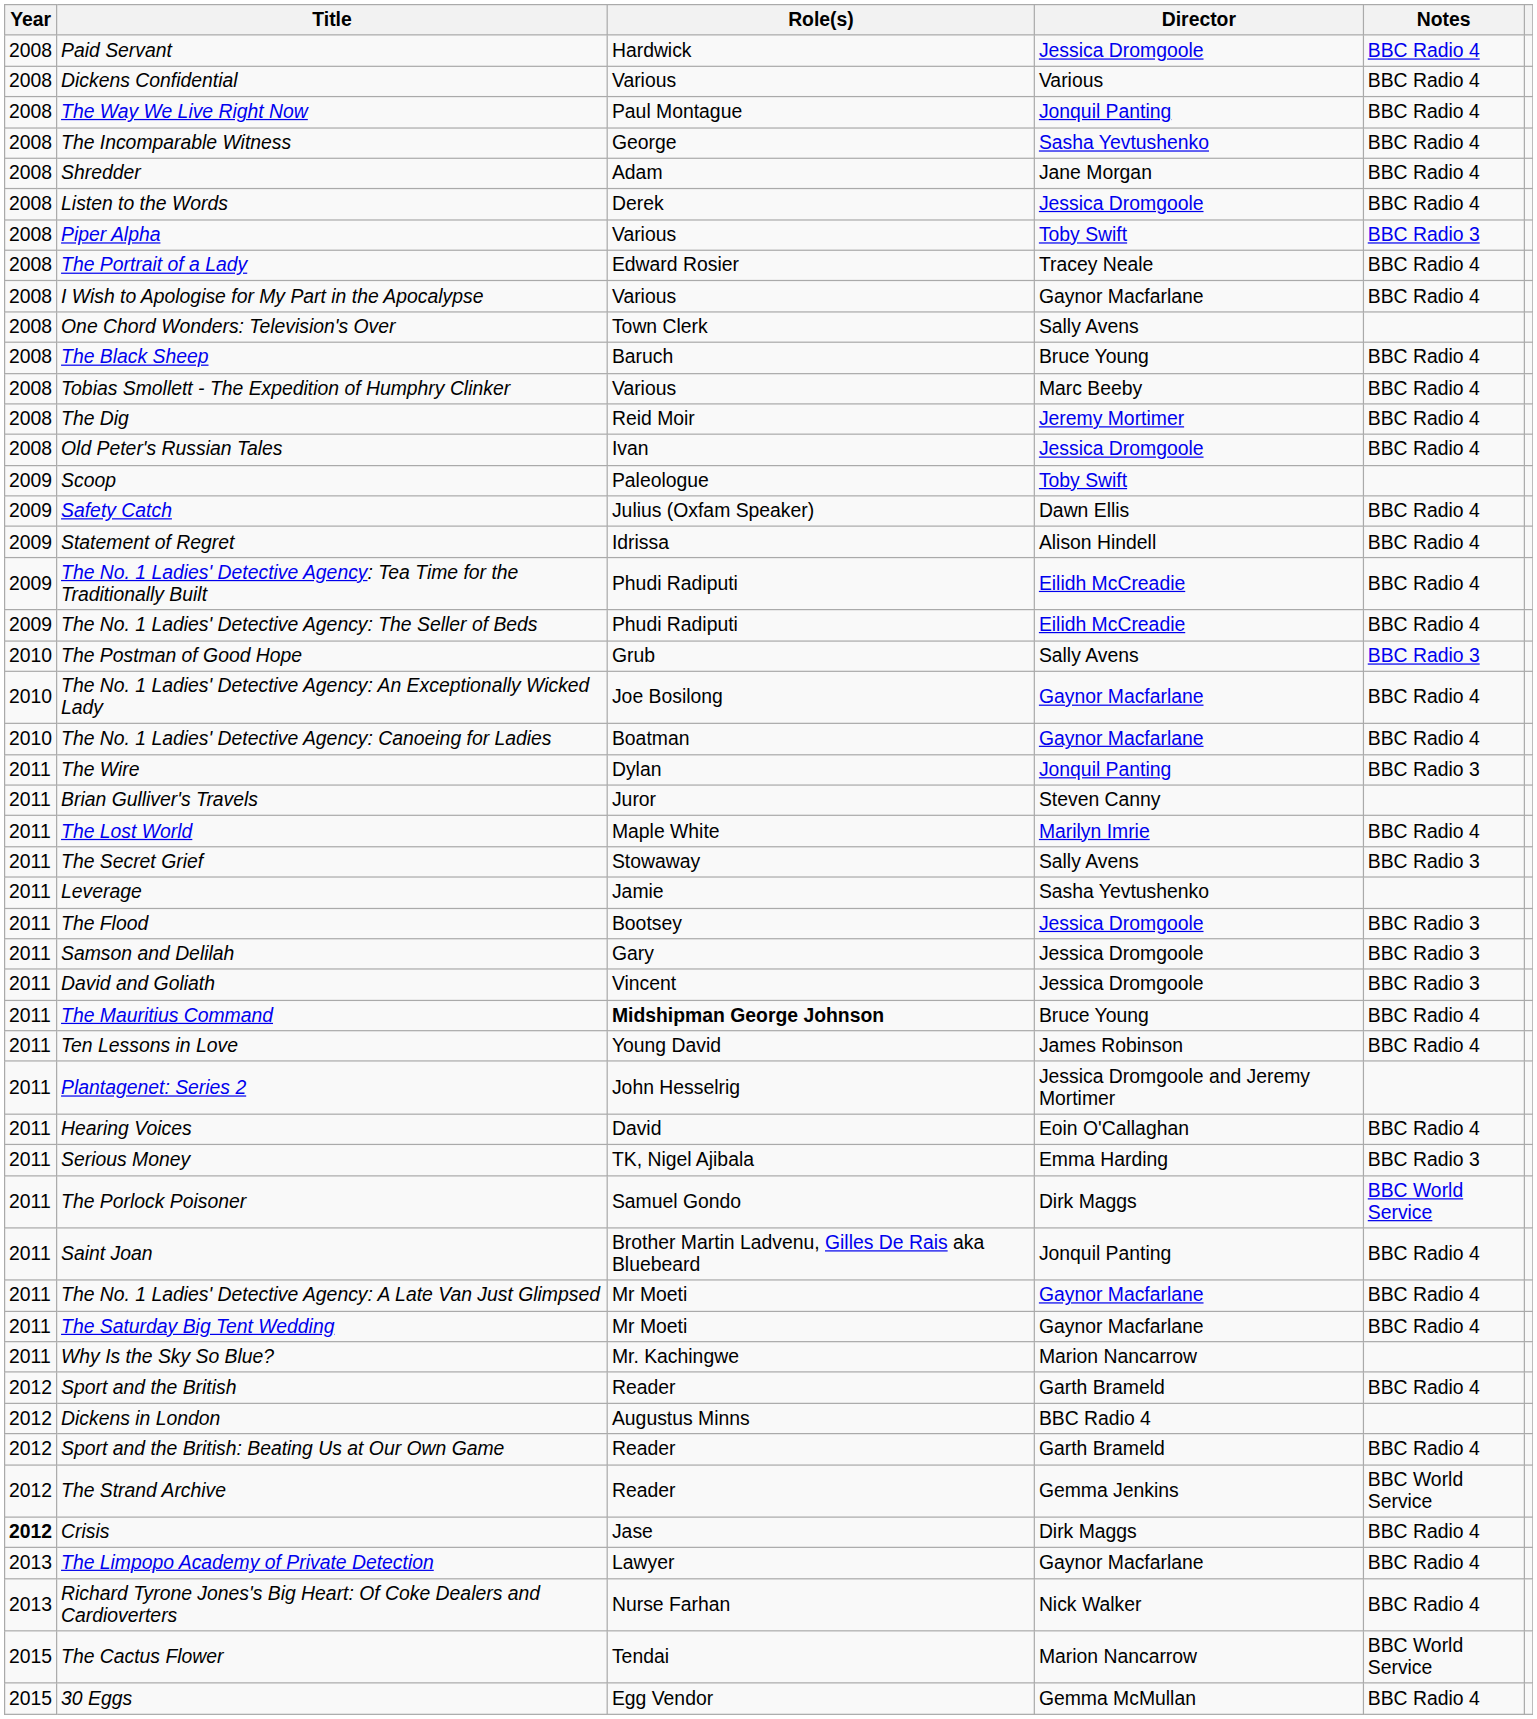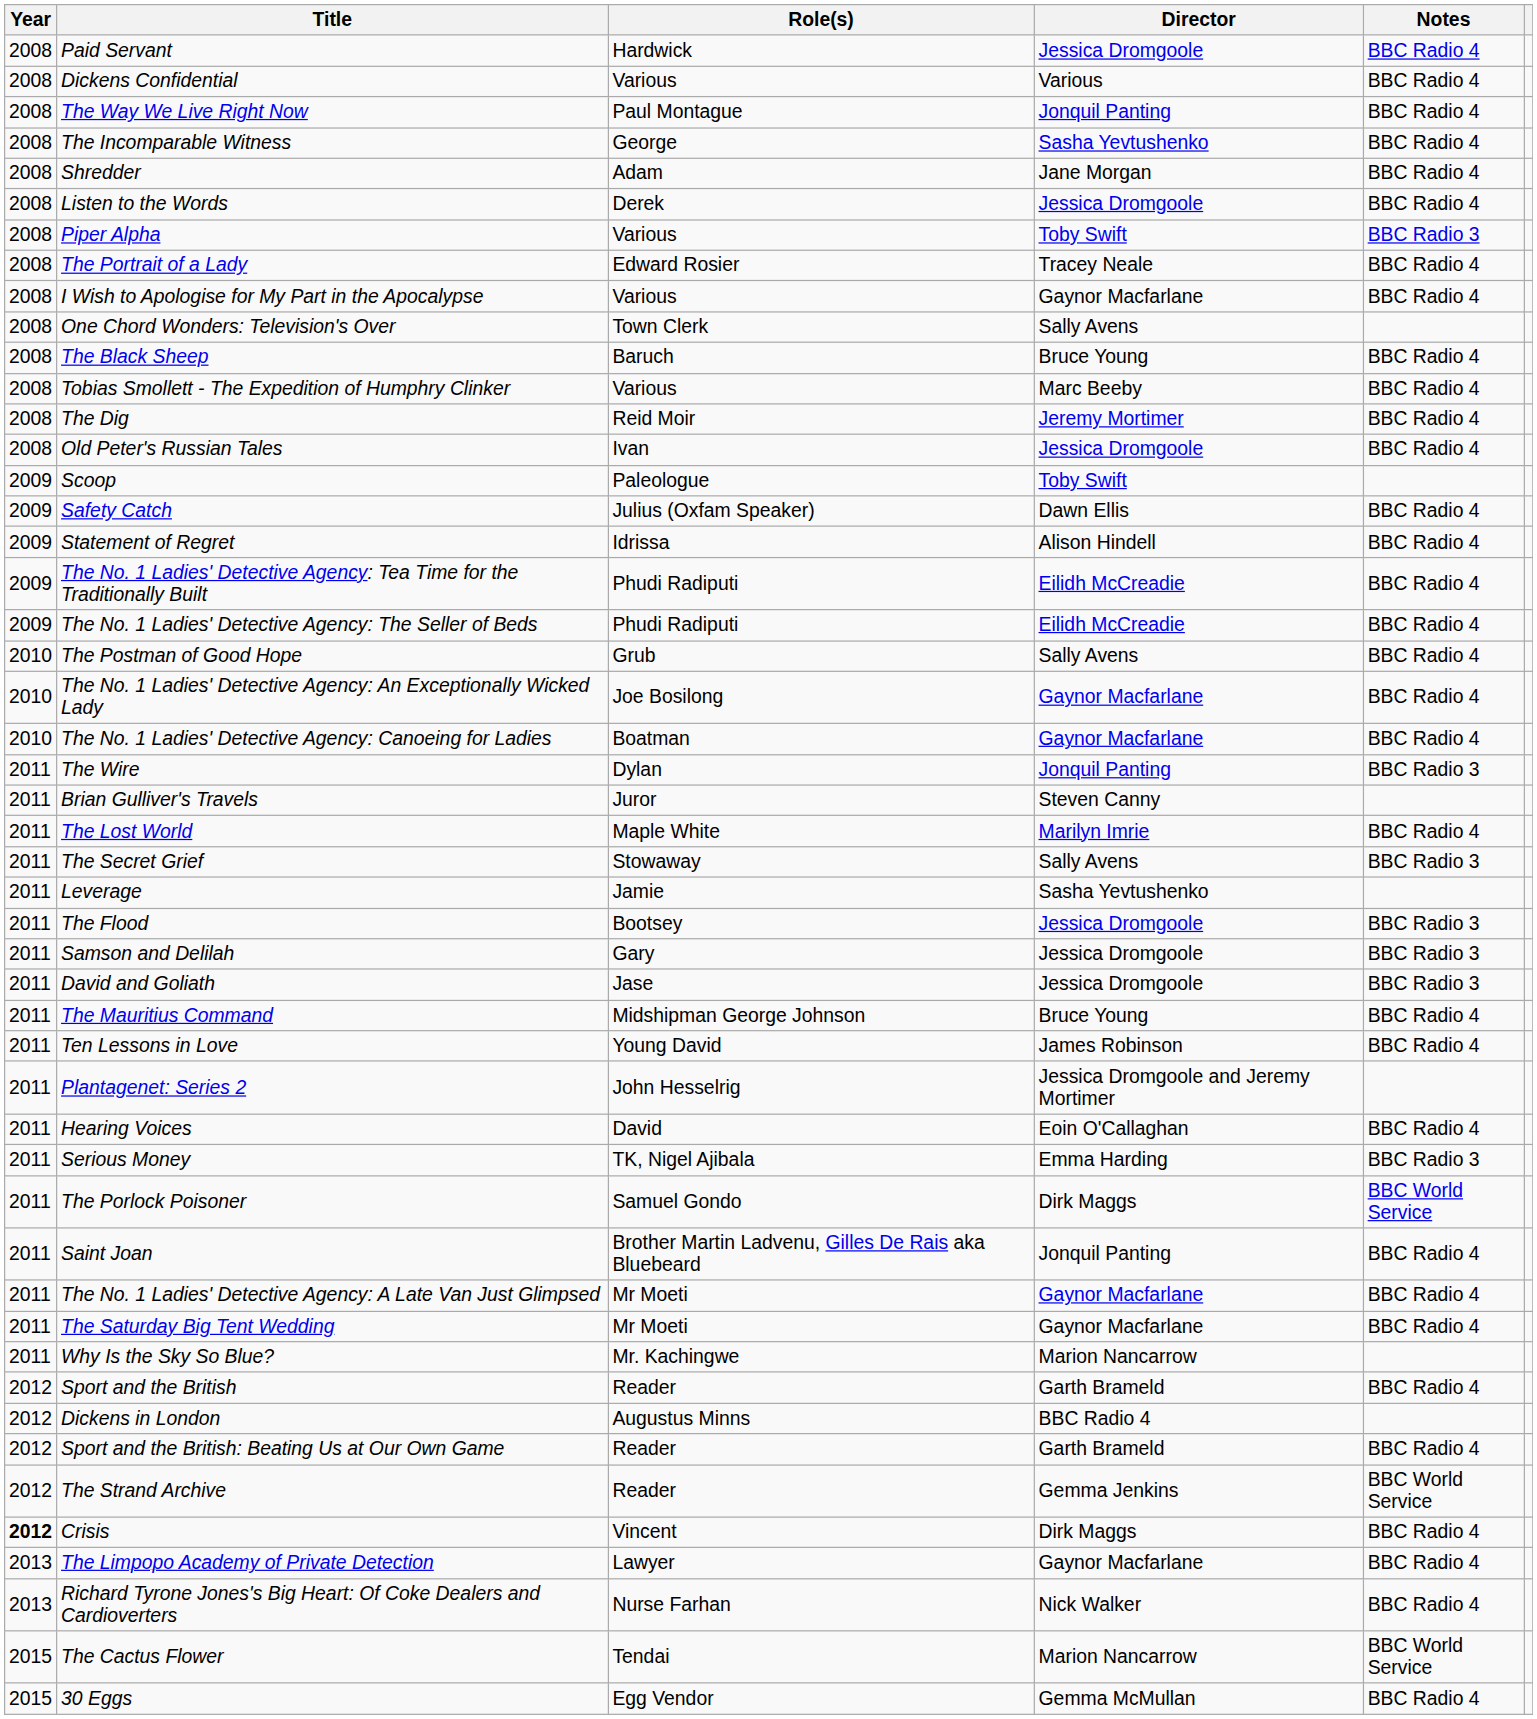(1424, 655) BBC Radio 3 -> (1424, 655) BBC Radio 4
(644, 984) Vincent -> (633, 984) Jase
(748, 1015) bold -> (739, 1015) normal
(632, 1532) Jase -> (645, 1532) Vincent
